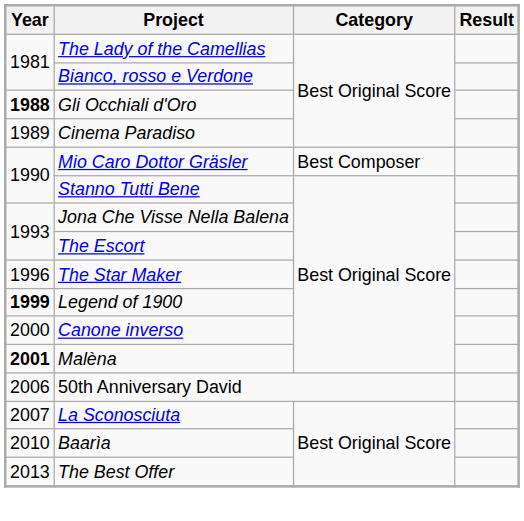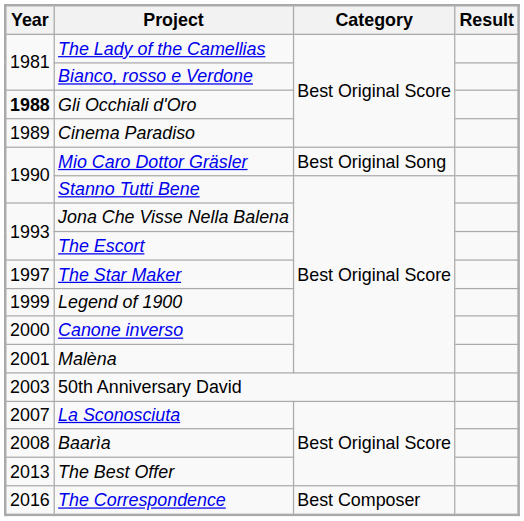(359, 161) Best Composer -> (372, 161) Best Original Song
(30, 274) 1996 -> (30, 274) 1997
(30, 302) bold -> (30, 302) normal
(30, 359) bold -> (30, 359) normal
(30, 387) 2006 -> (30, 387) 2003
(30, 444) 2010 -> (30, 444) 2008
+ row: (142, 500)
